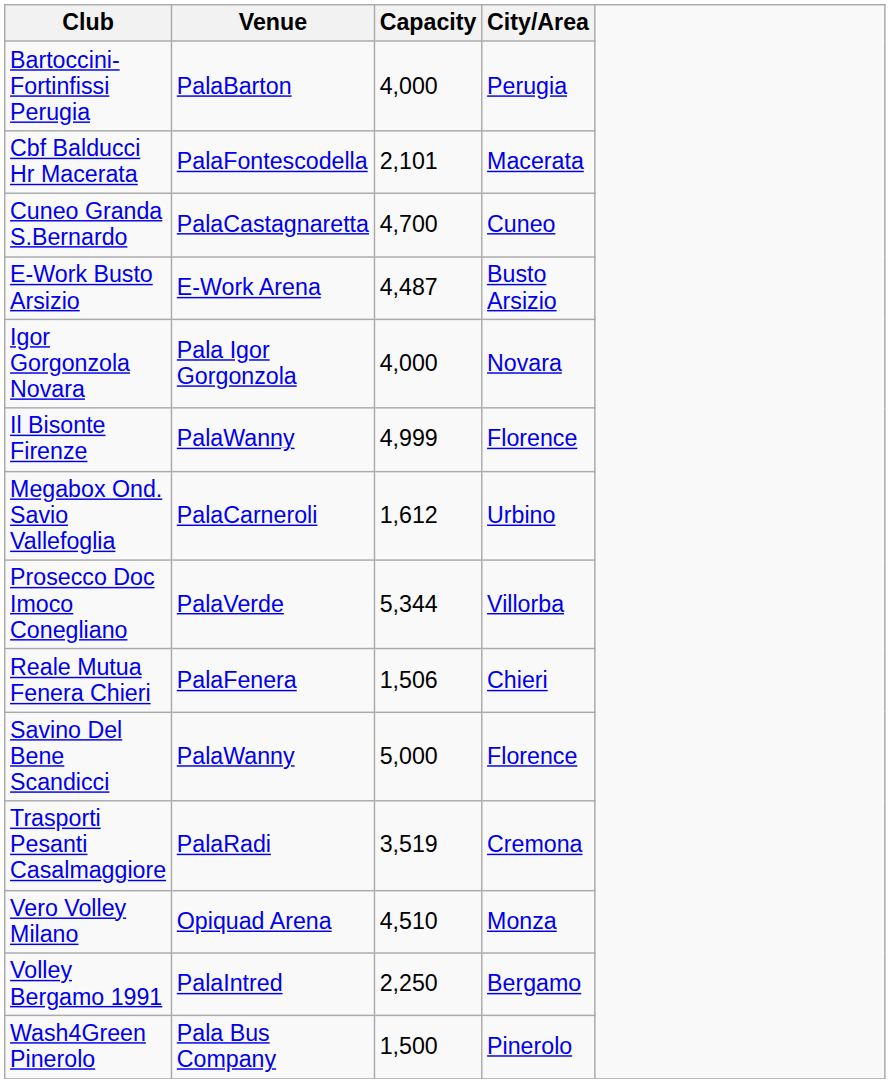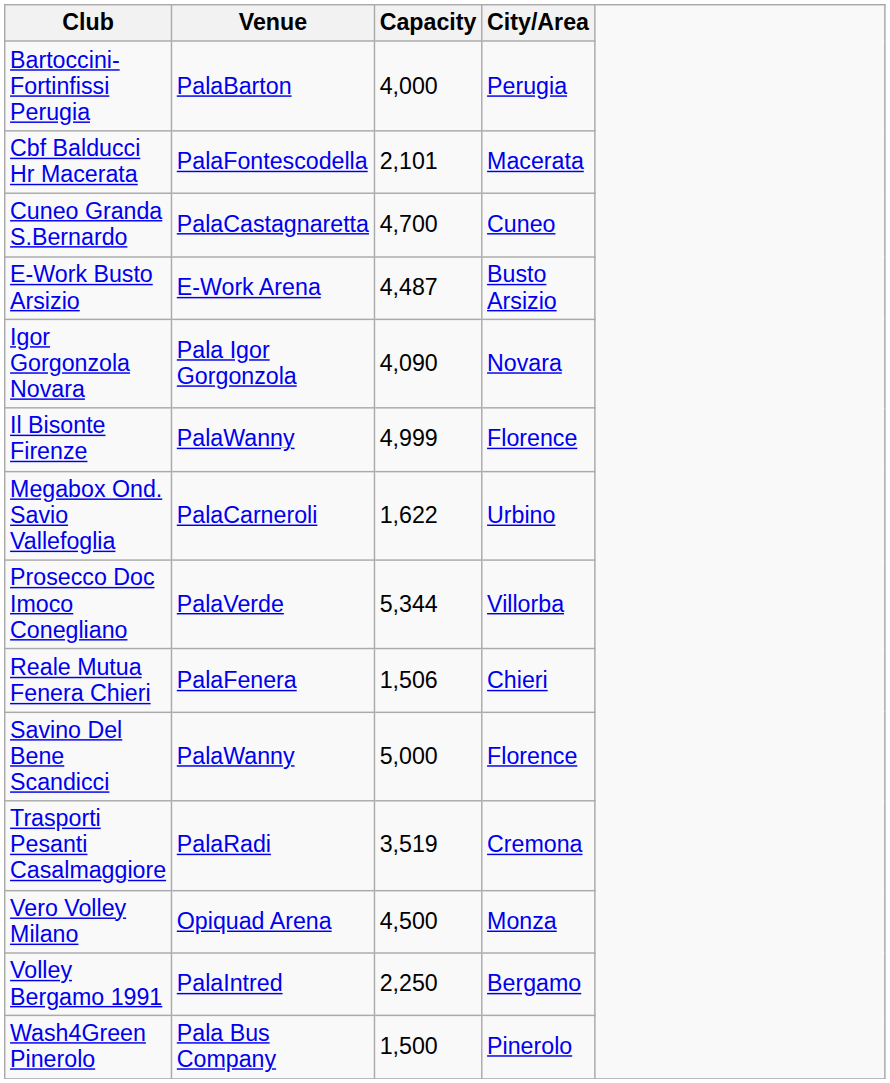(409, 363) 4,000 -> (409, 363) 4,090
(409, 515) 1,612 -> (409, 515) 1,622
(409, 921) 4,510 -> (409, 921) 4,500
